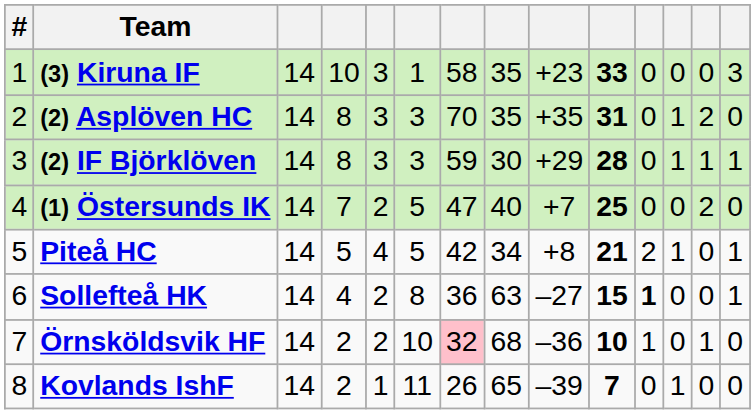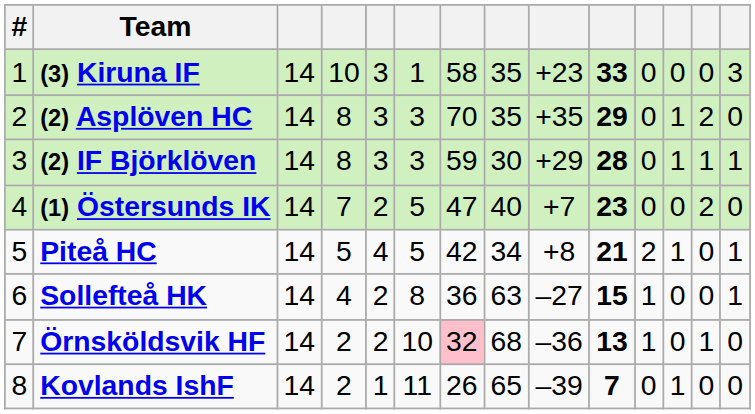(612, 116) 31 -> (612, 116) 29
(612, 206) 25 -> (612, 206) 23
(649, 296) bold -> (649, 296) normal
(612, 341) 10 -> (612, 341) 13
